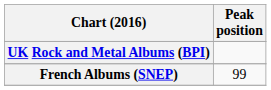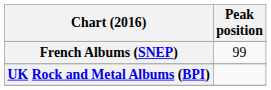rows swapped: (109, 74) <-> (109, 52)
